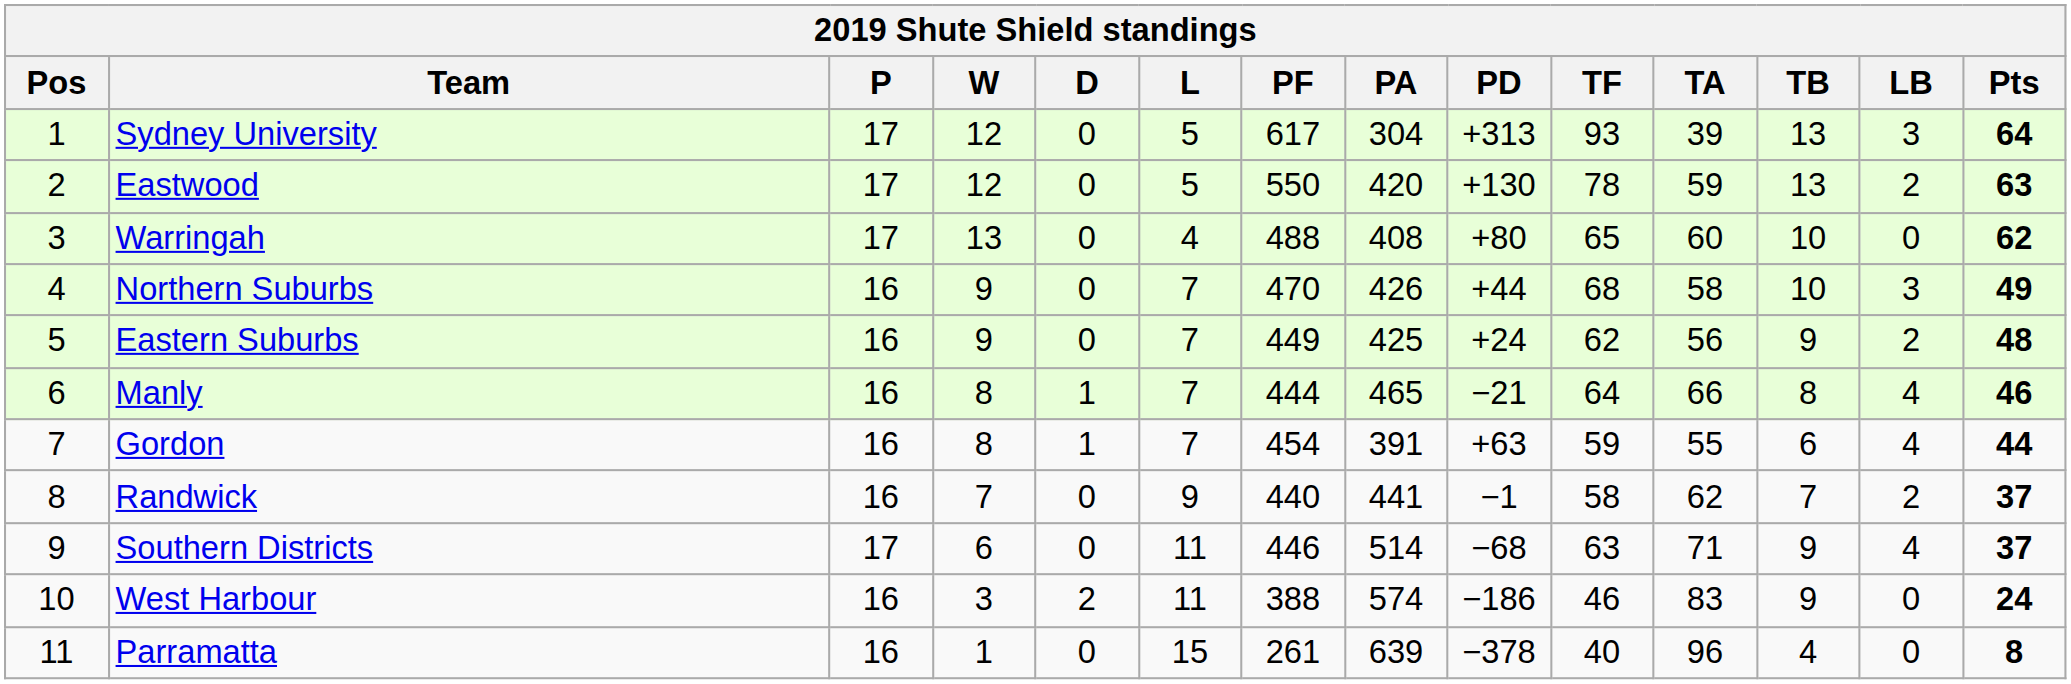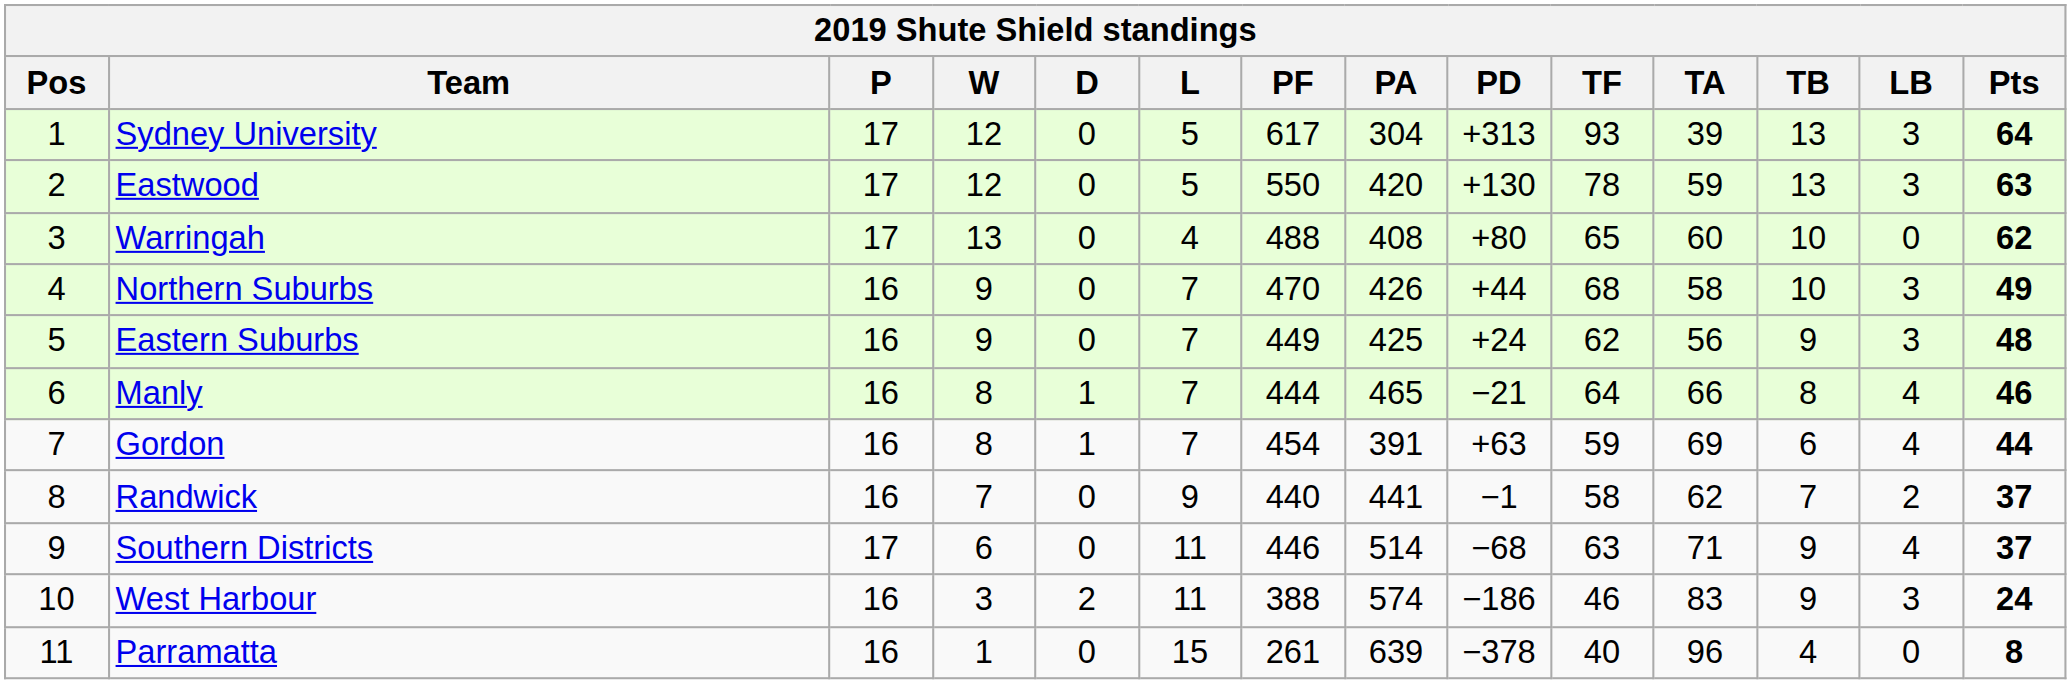(1911, 185) 2 -> (1911, 185) 3
(1911, 340) 2 -> (1911, 340) 3
(1705, 444) 55 -> (1705, 444) 69
(1911, 599) 0 -> (1911, 599) 3
